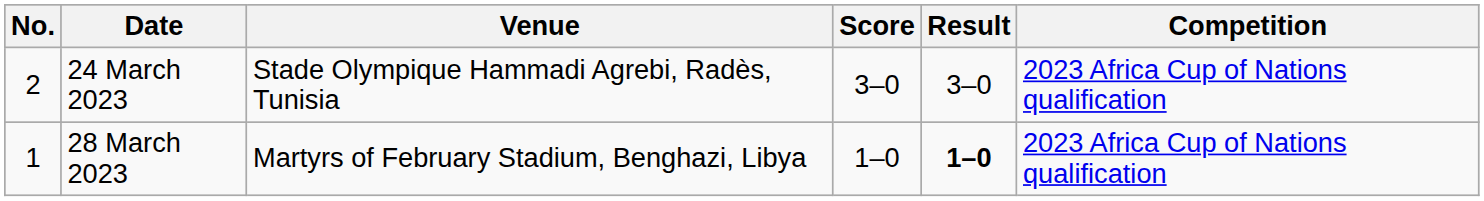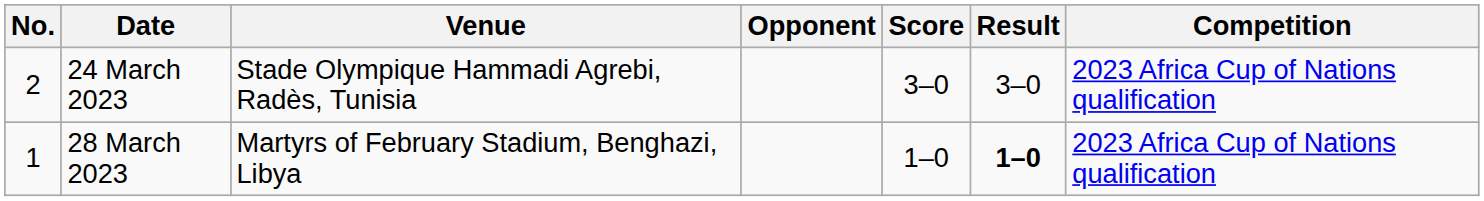+ column: (812, 26)
